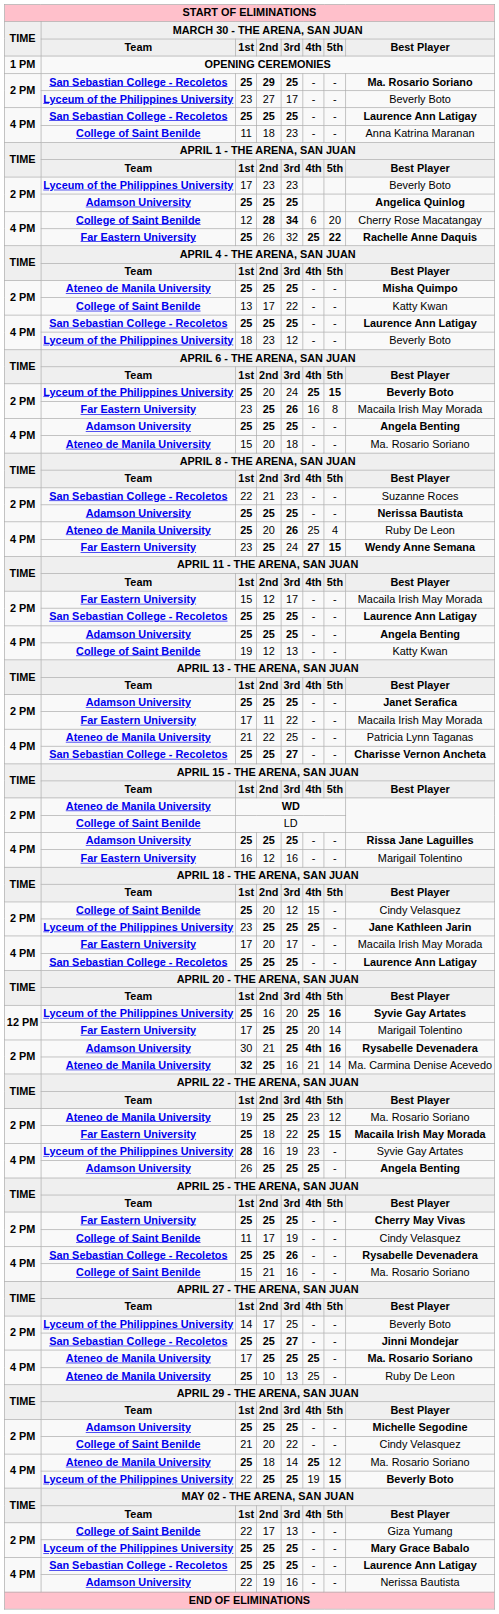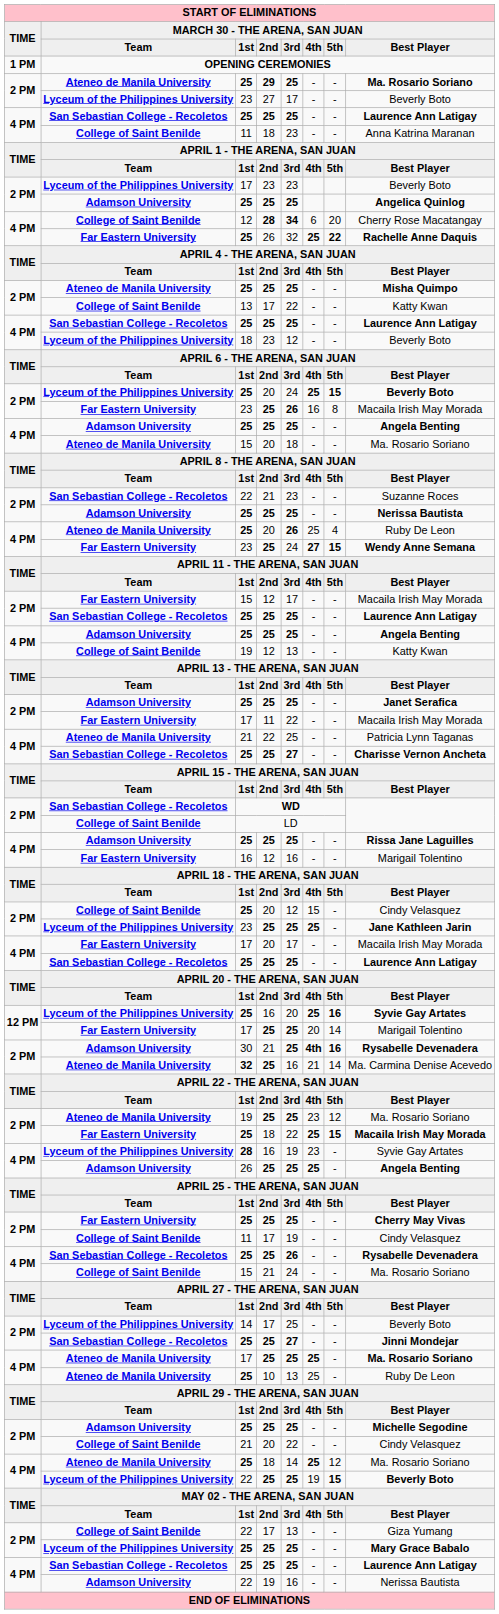(138, 82) San Sebastian College - Recoletos -> (138, 82) Ateneo de Manila University
(138, 806) Ateneo de Manila University -> (138, 806) San Sebastian College - Recoletos
(292, 1272) 16 -> (292, 1272) 24
